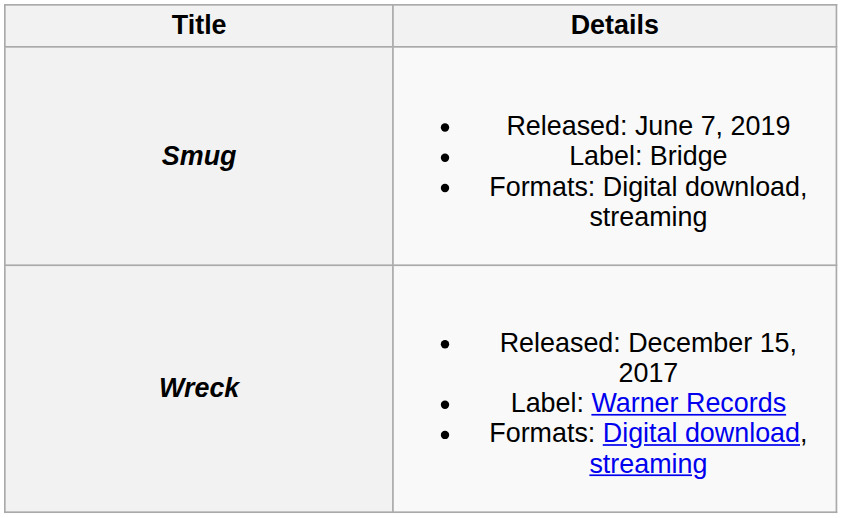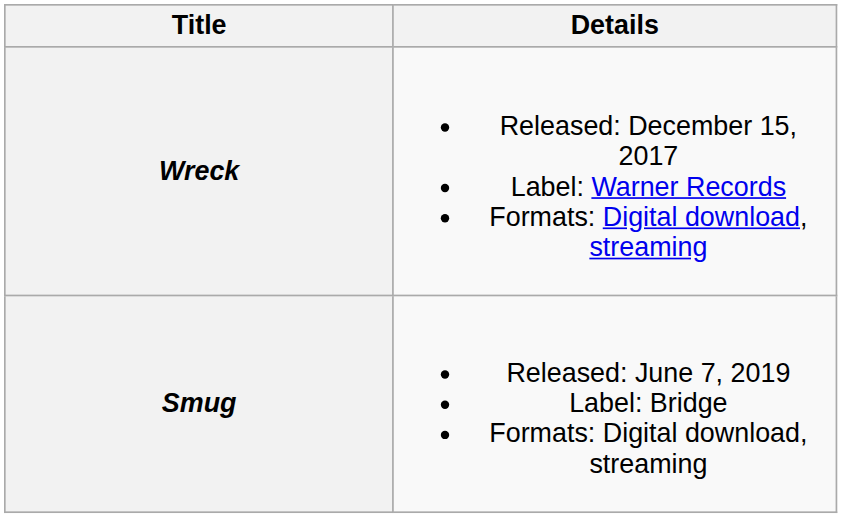rows swapped: (199, 388) <-> (199, 155)
